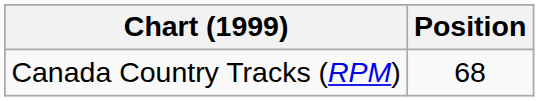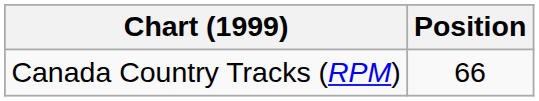(470, 72) 68 -> (470, 72) 66
